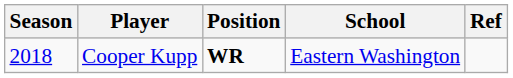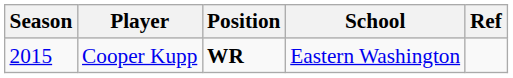(31, 55) 2018 -> (31, 55) 2015
